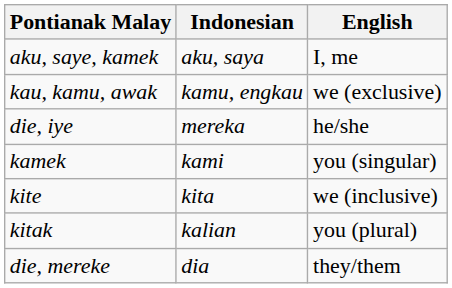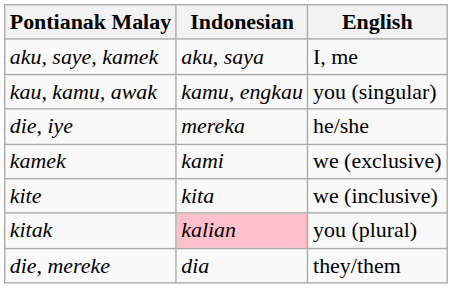(377, 91) we (exclusive) -> (375, 91) you (singular)
(375, 160) you (singular) -> (377, 160) we (exclusive)
(209, 230) no background -> (209, 230) pink background
